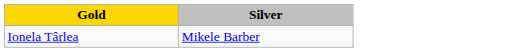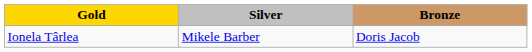+ column: (440, 15)
